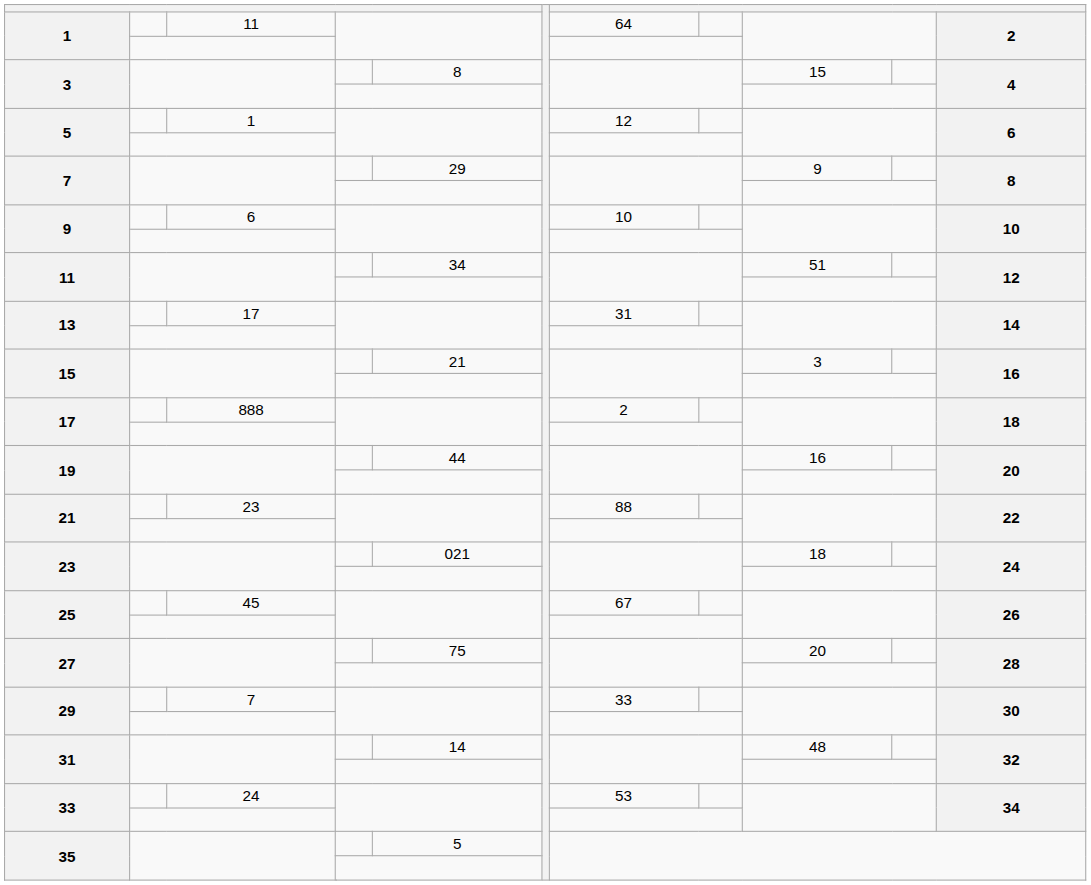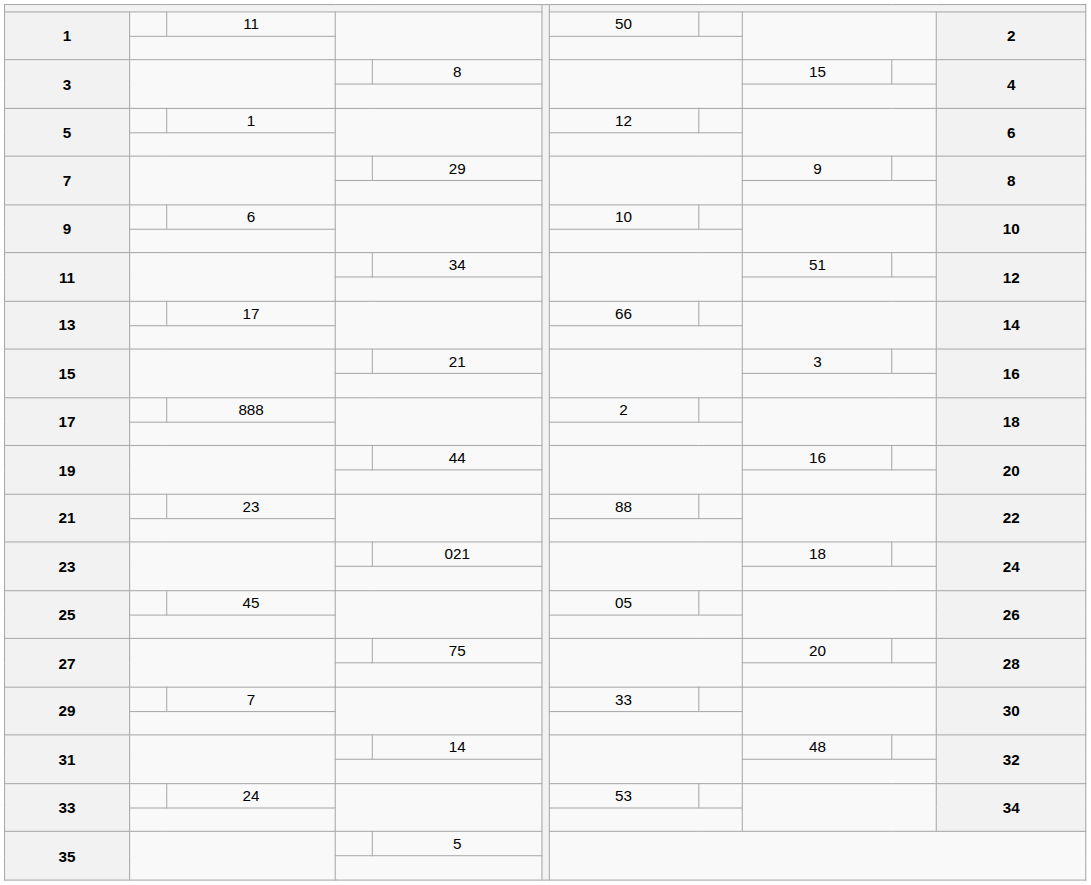(624, 24) 64 -> (624, 24) 50
(624, 314) 31 -> (624, 314) 66
(624, 603) 67 -> (624, 603) 05
